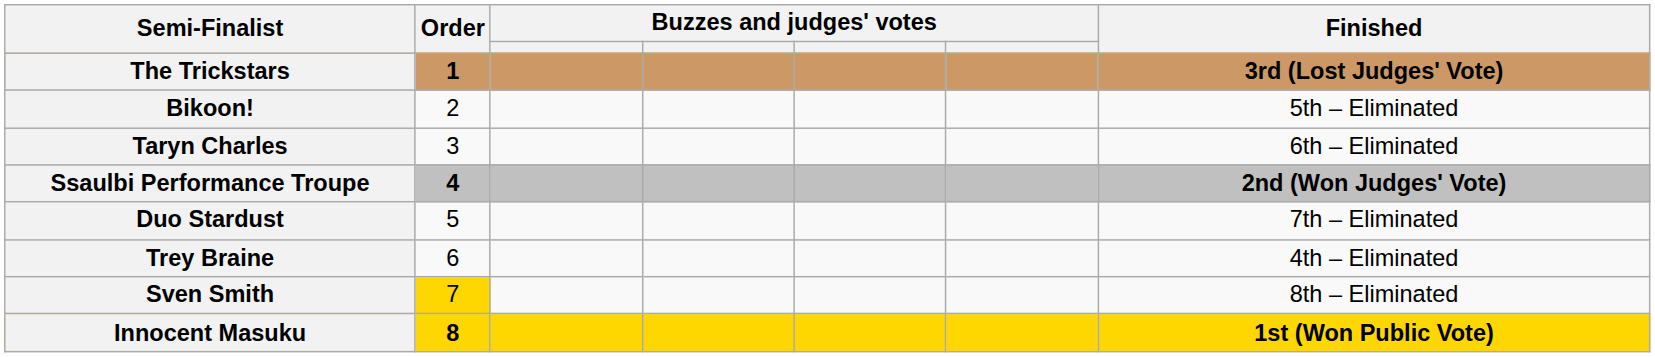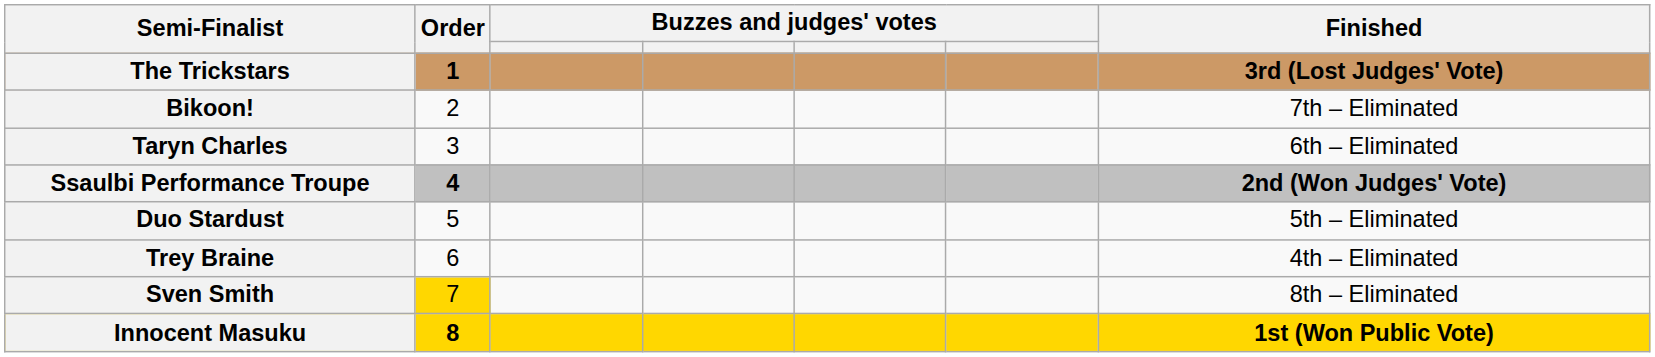(1374, 108) 5th – Eliminated -> (1374, 108) 7th – Eliminated
(1374, 220) 7th – Eliminated -> (1374, 220) 5th – Eliminated
